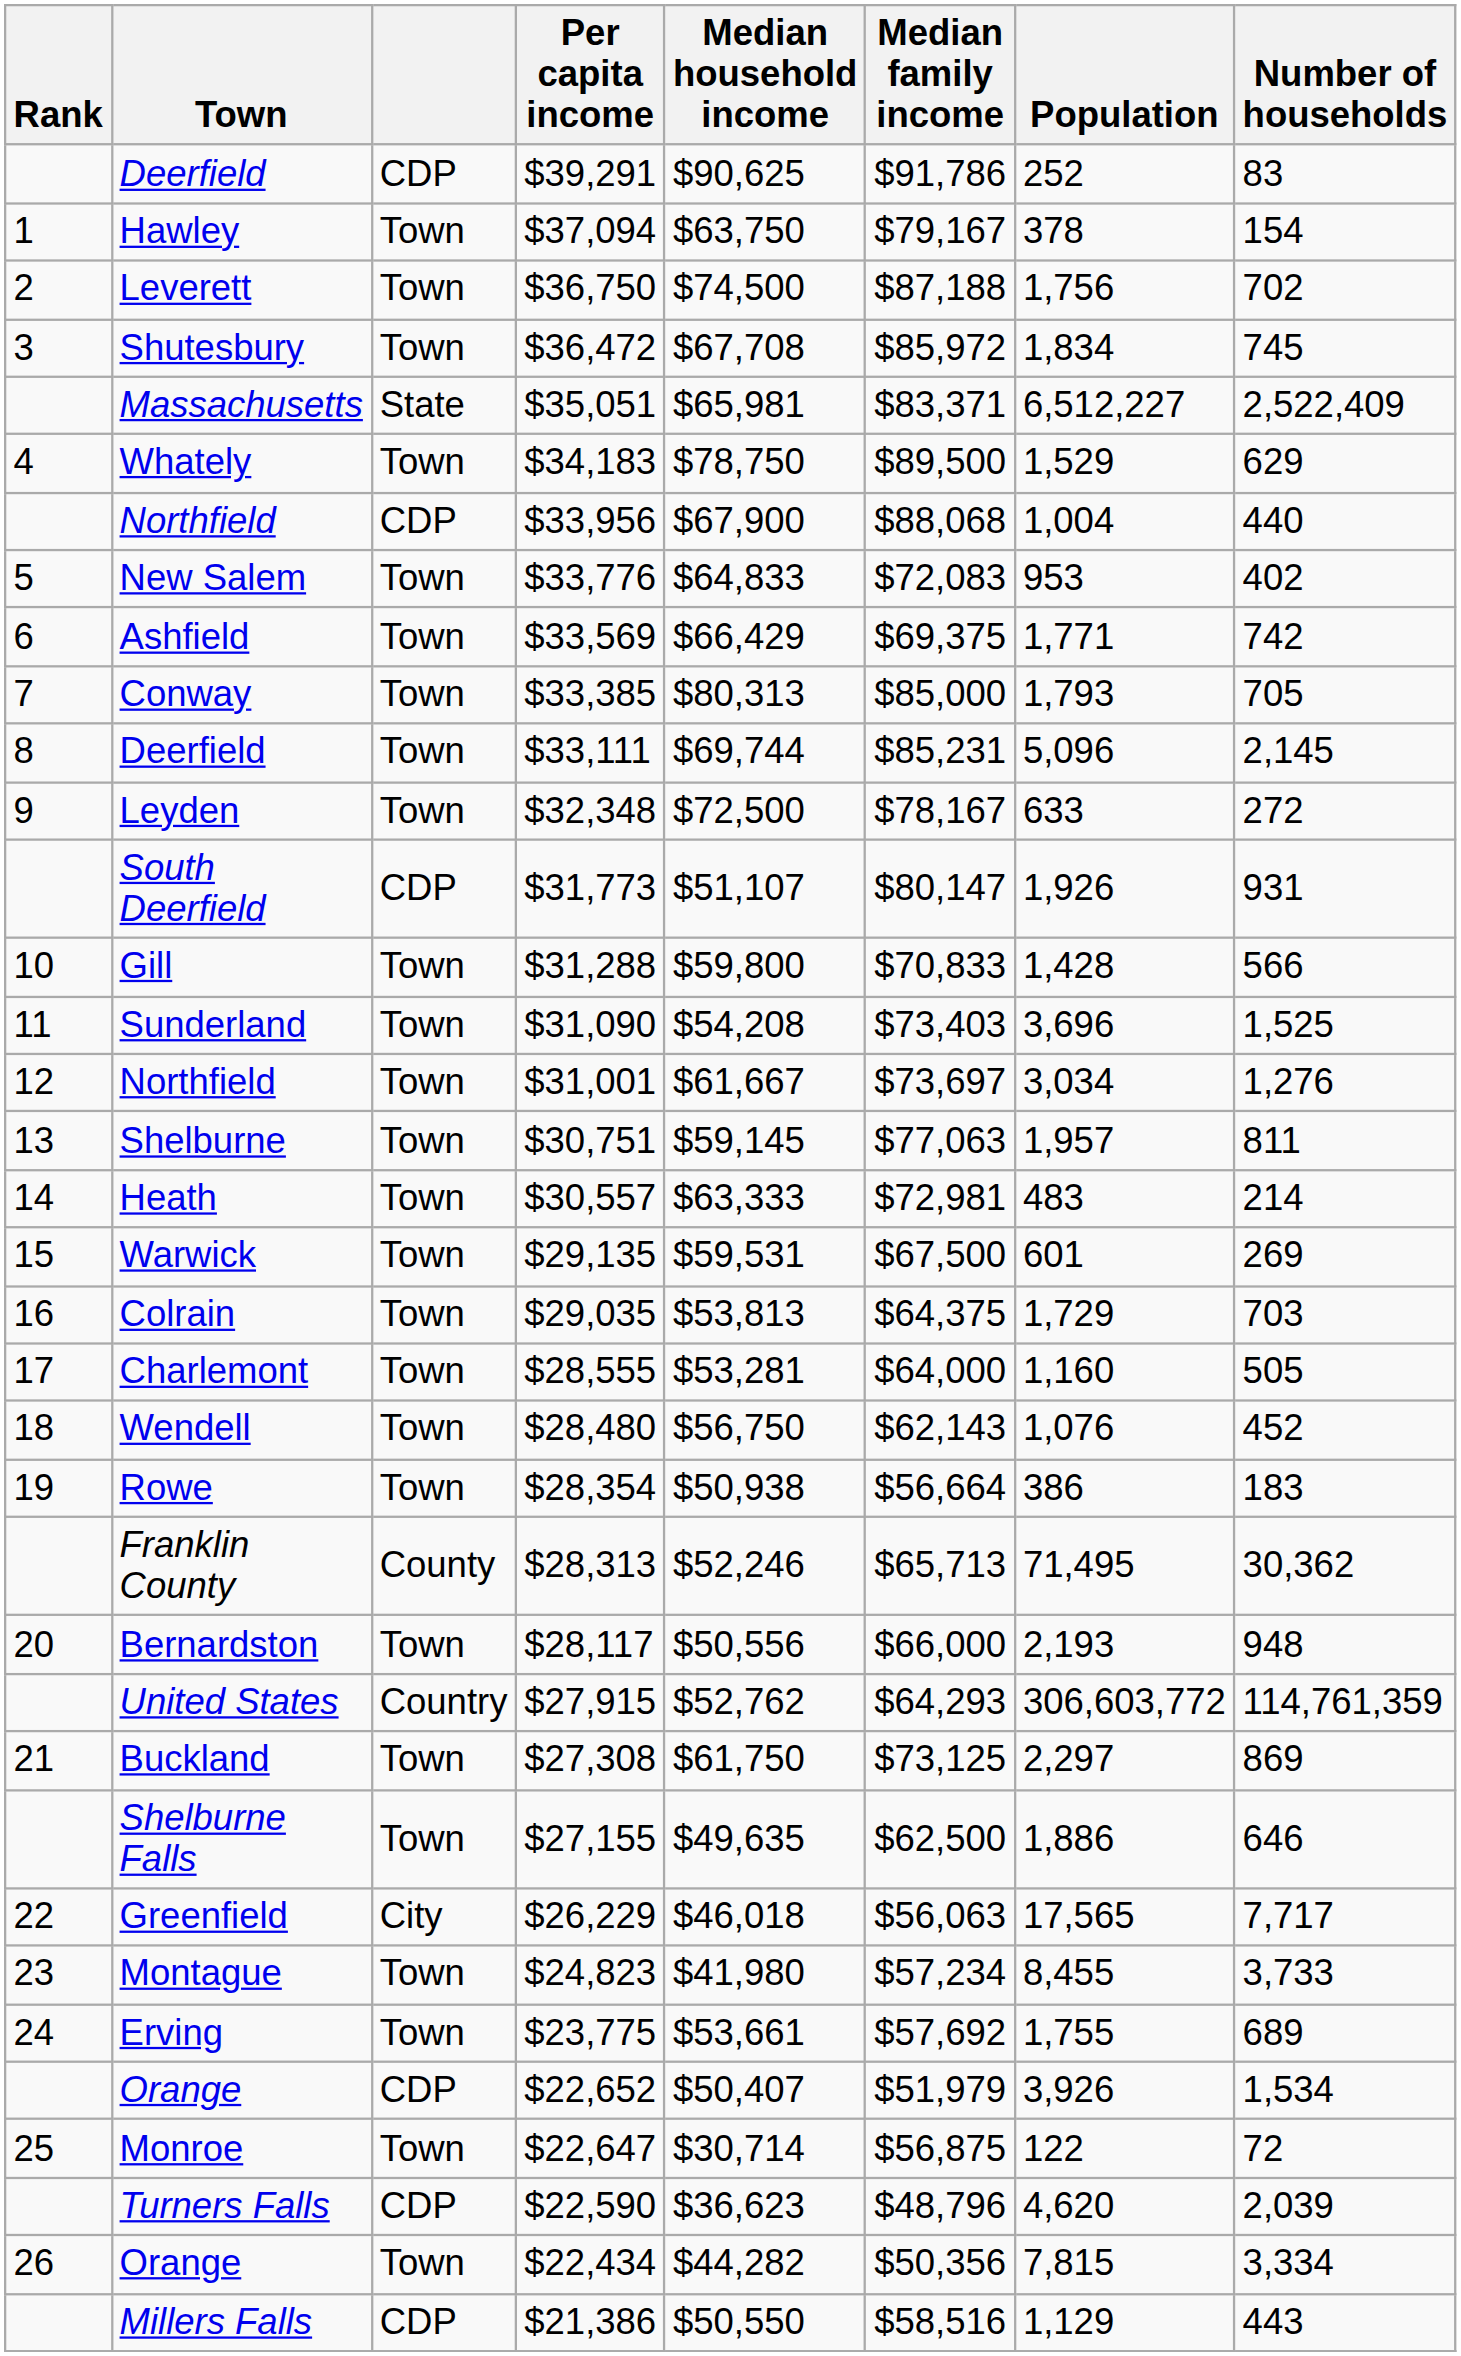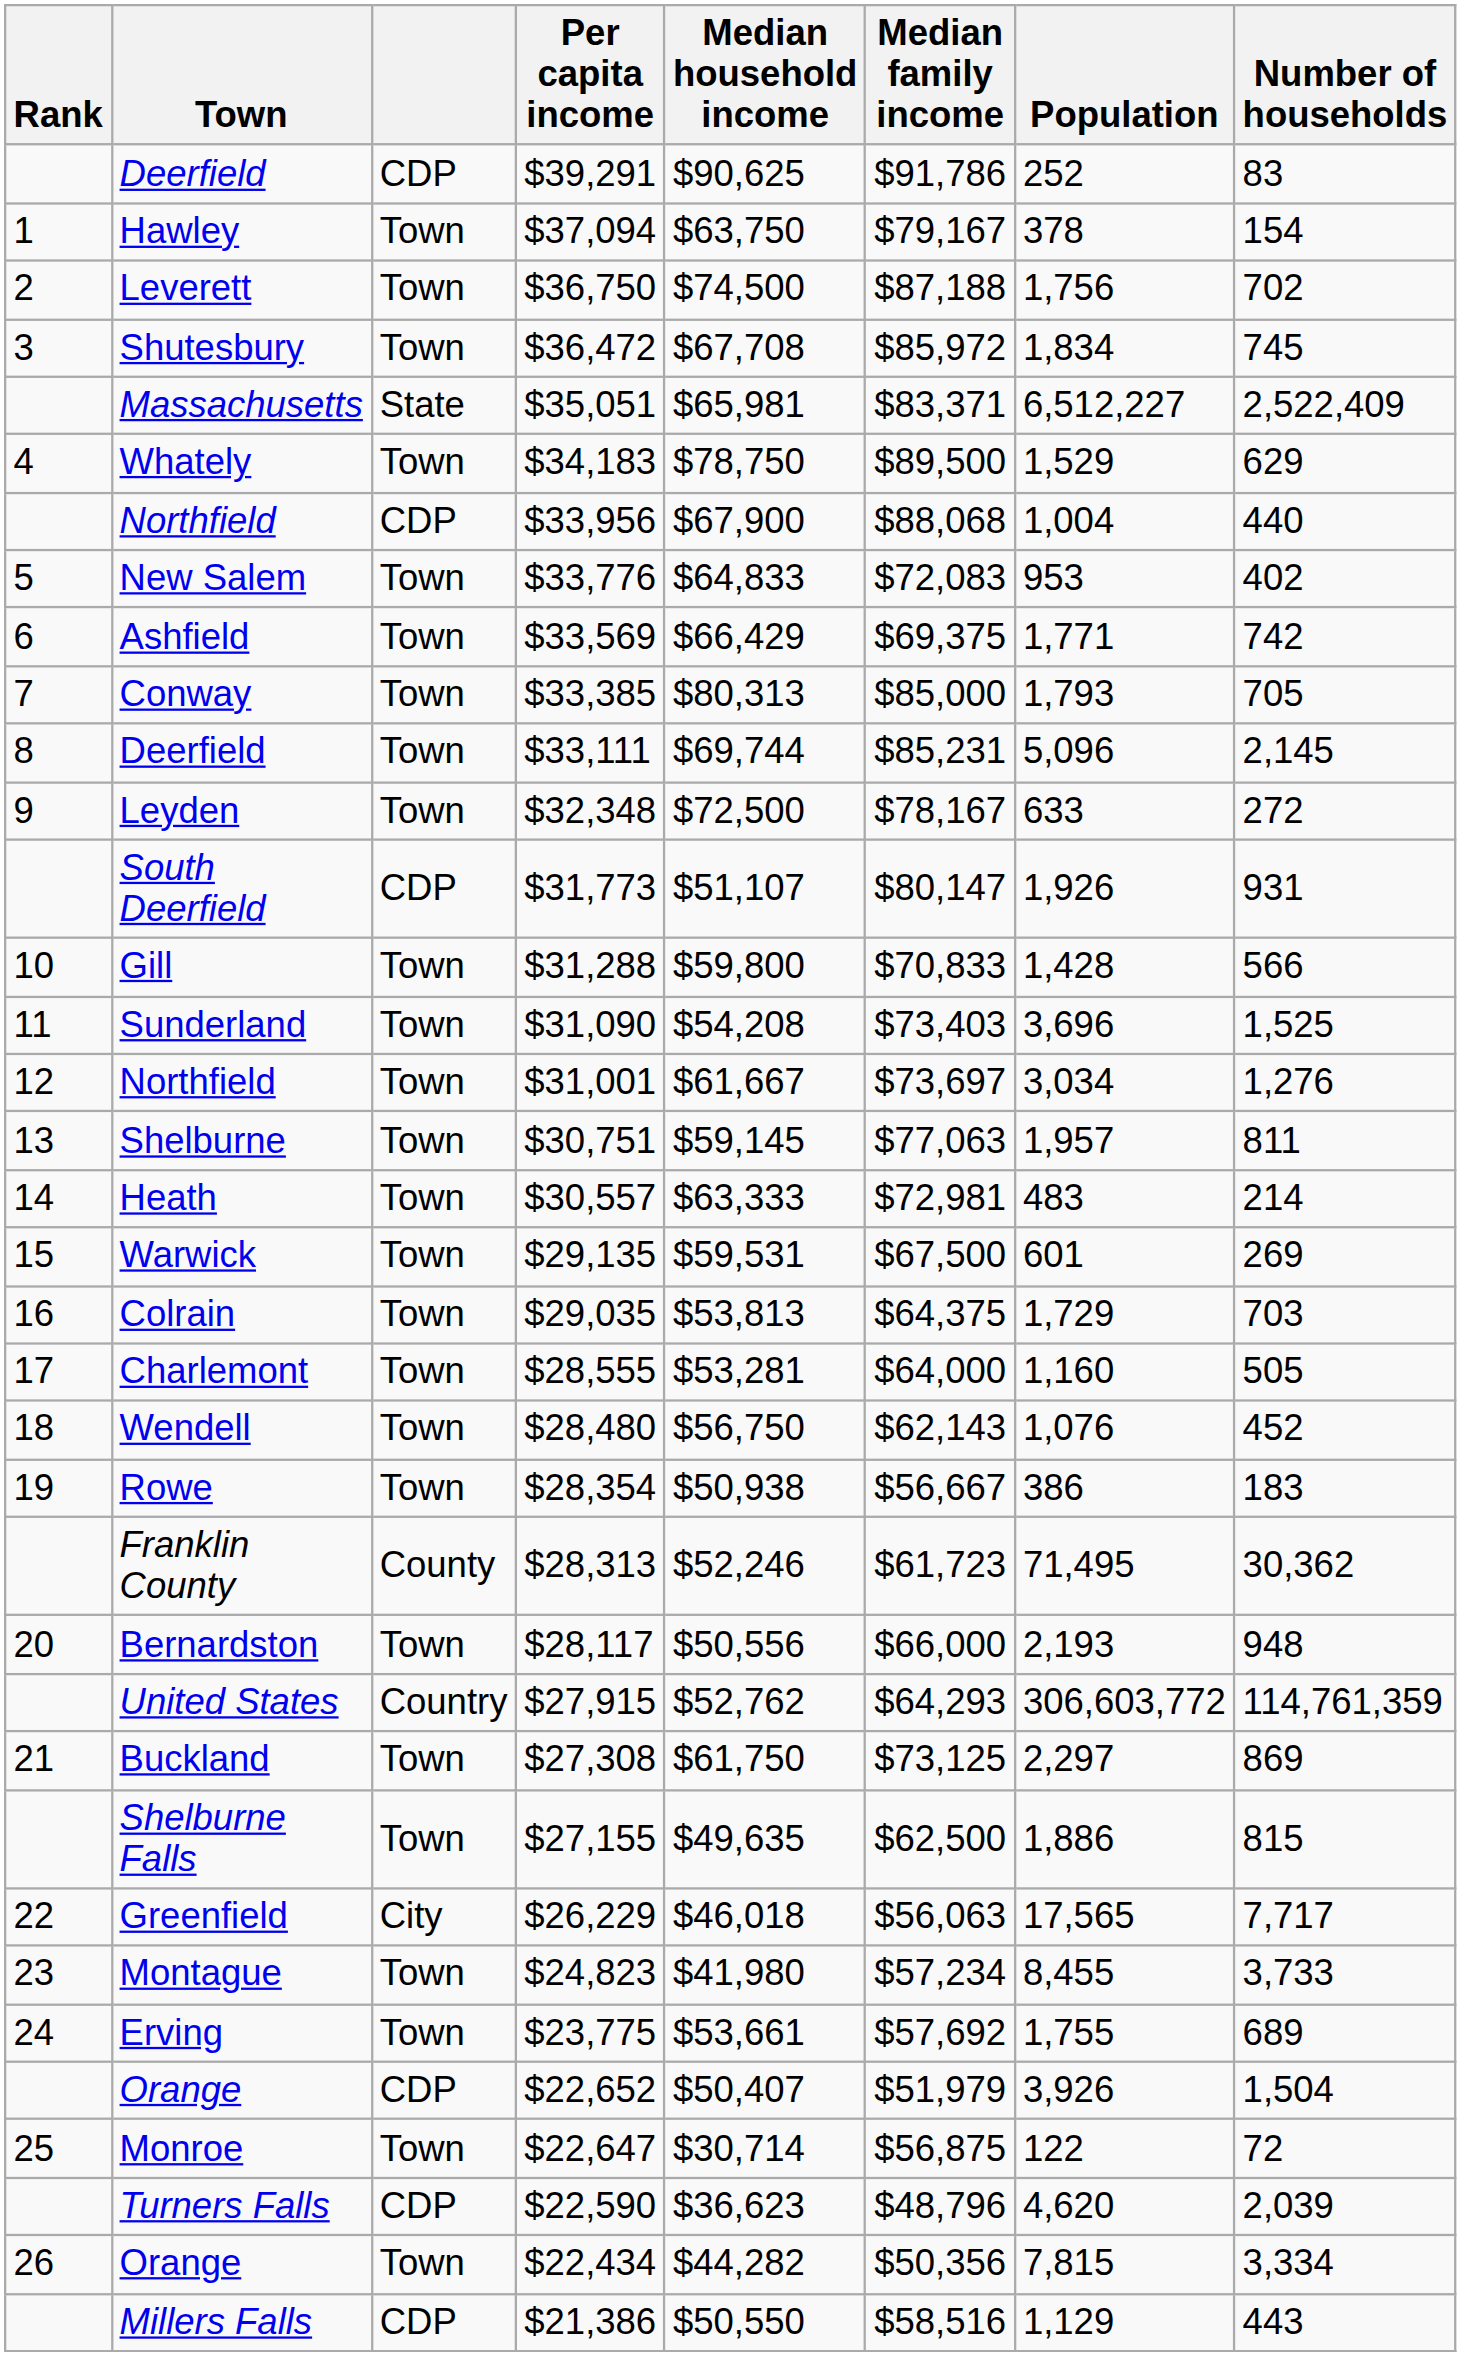(940, 1487) $56,664 -> (940, 1487) $56,667
(940, 1565) $65,713 -> (940, 1565) $61,723
(1273, 1838) 646 -> (1273, 1838) 815
(1288, 2089) 1,534 -> (1288, 2089) 1,504
